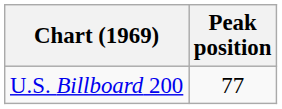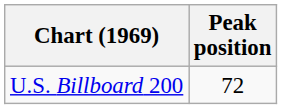(233, 84) 77 -> (233, 84) 72
